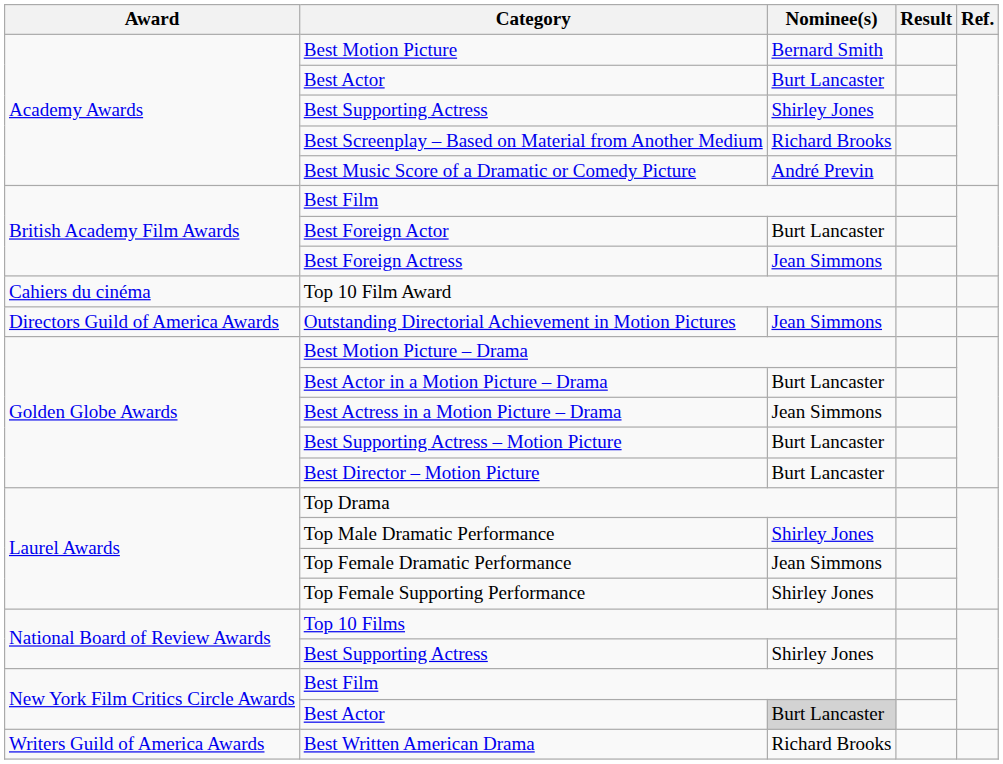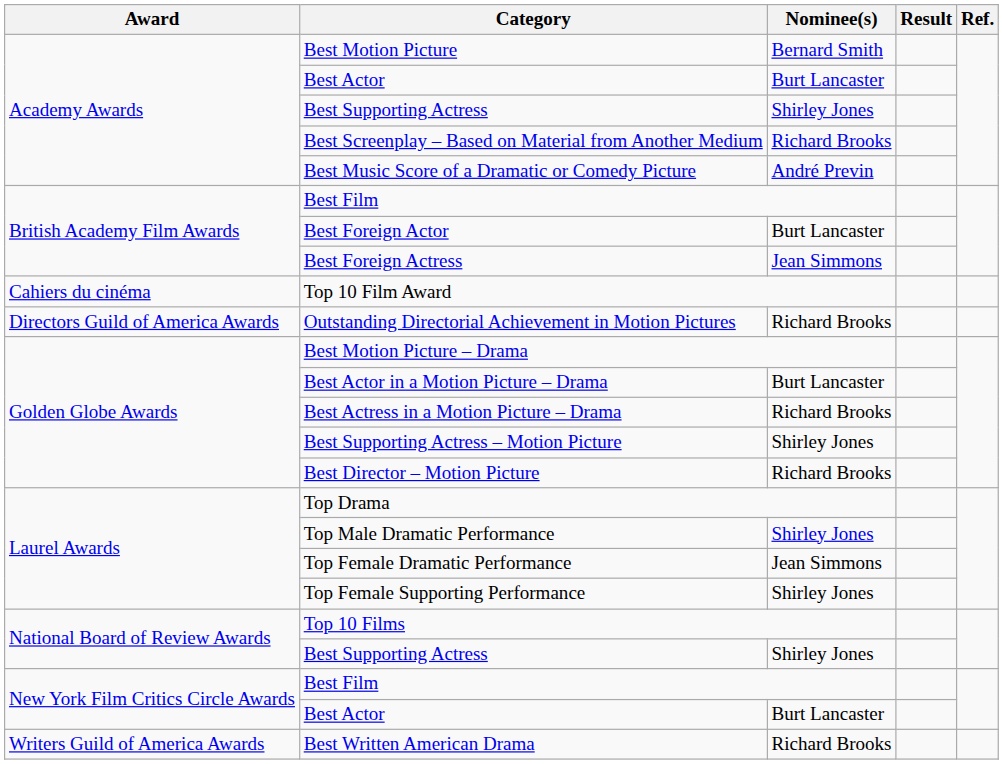(827, 321) Jean Simmons -> (831, 321) Richard Brooks
(827, 412) Jean Simmons -> (831, 412) Richard Brooks
(828, 442) Burt Lancaster -> (823, 442) Shirley Jones
(828, 472) Burt Lancaster -> (831, 472) Richard Brooks
(828, 714) lightgrey background -> (828, 714) no background
